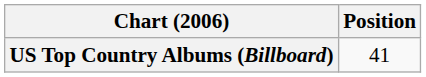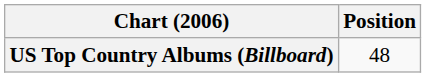(380, 54) 41 -> (380, 54) 48
